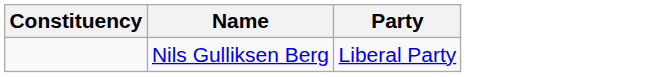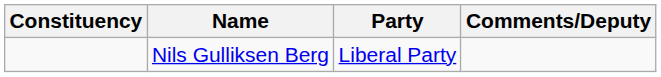+ column: (559, 21)
